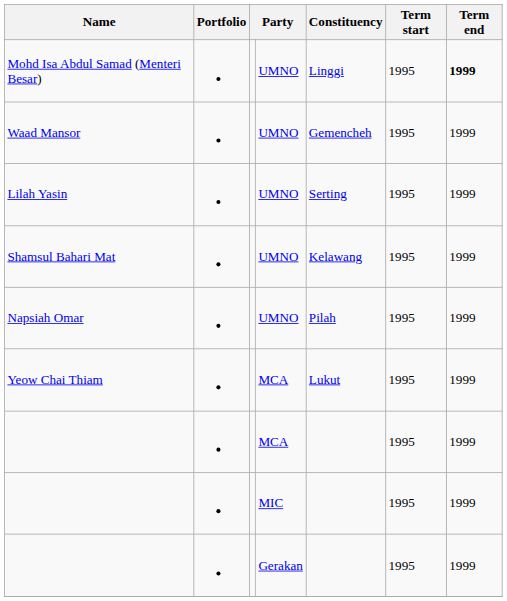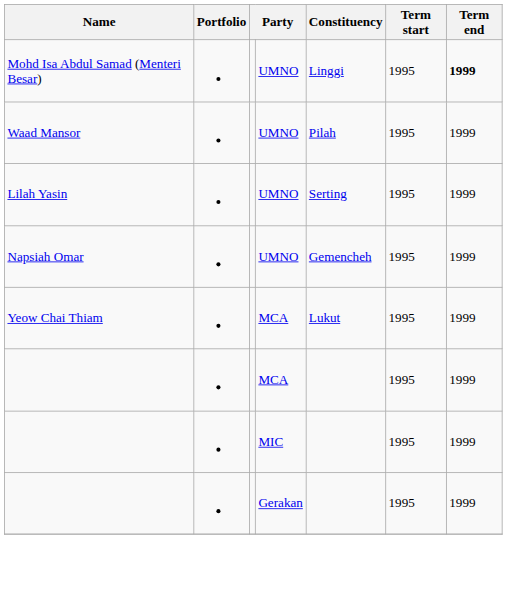(340, 132) Gemencheh -> (322, 132) Pilah
- row: (61, 256)
(322, 318) Pilah -> (340, 256) Gemencheh
